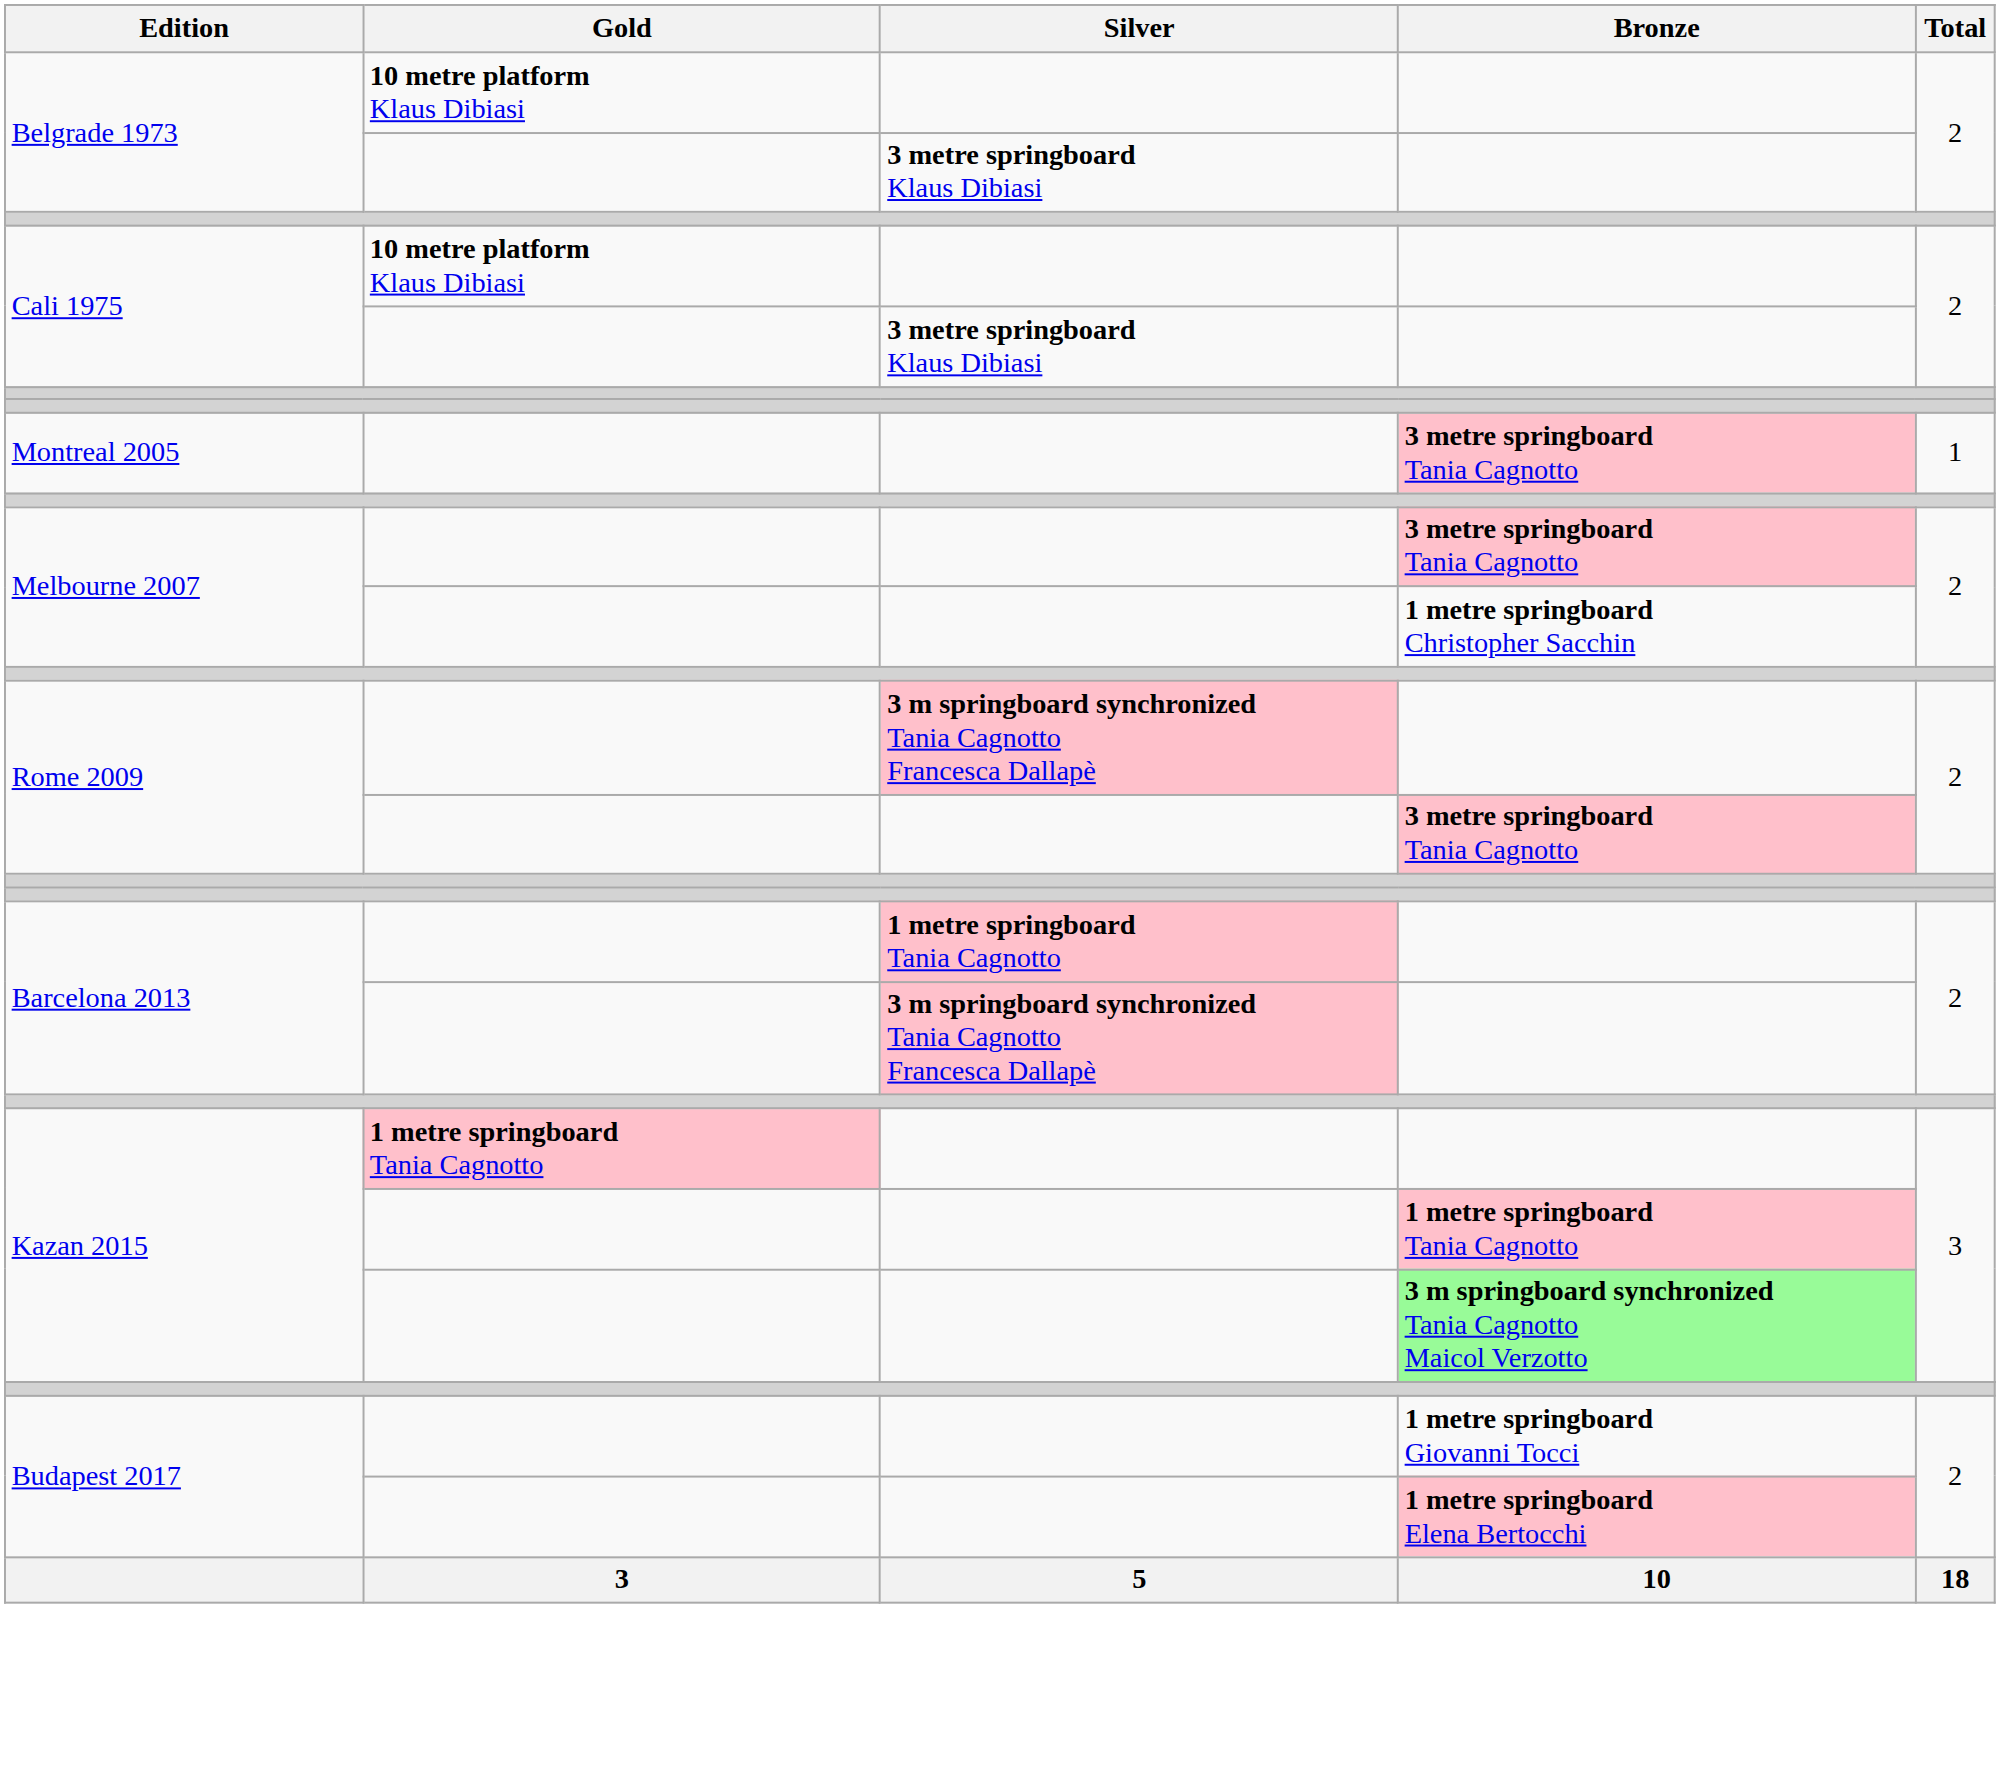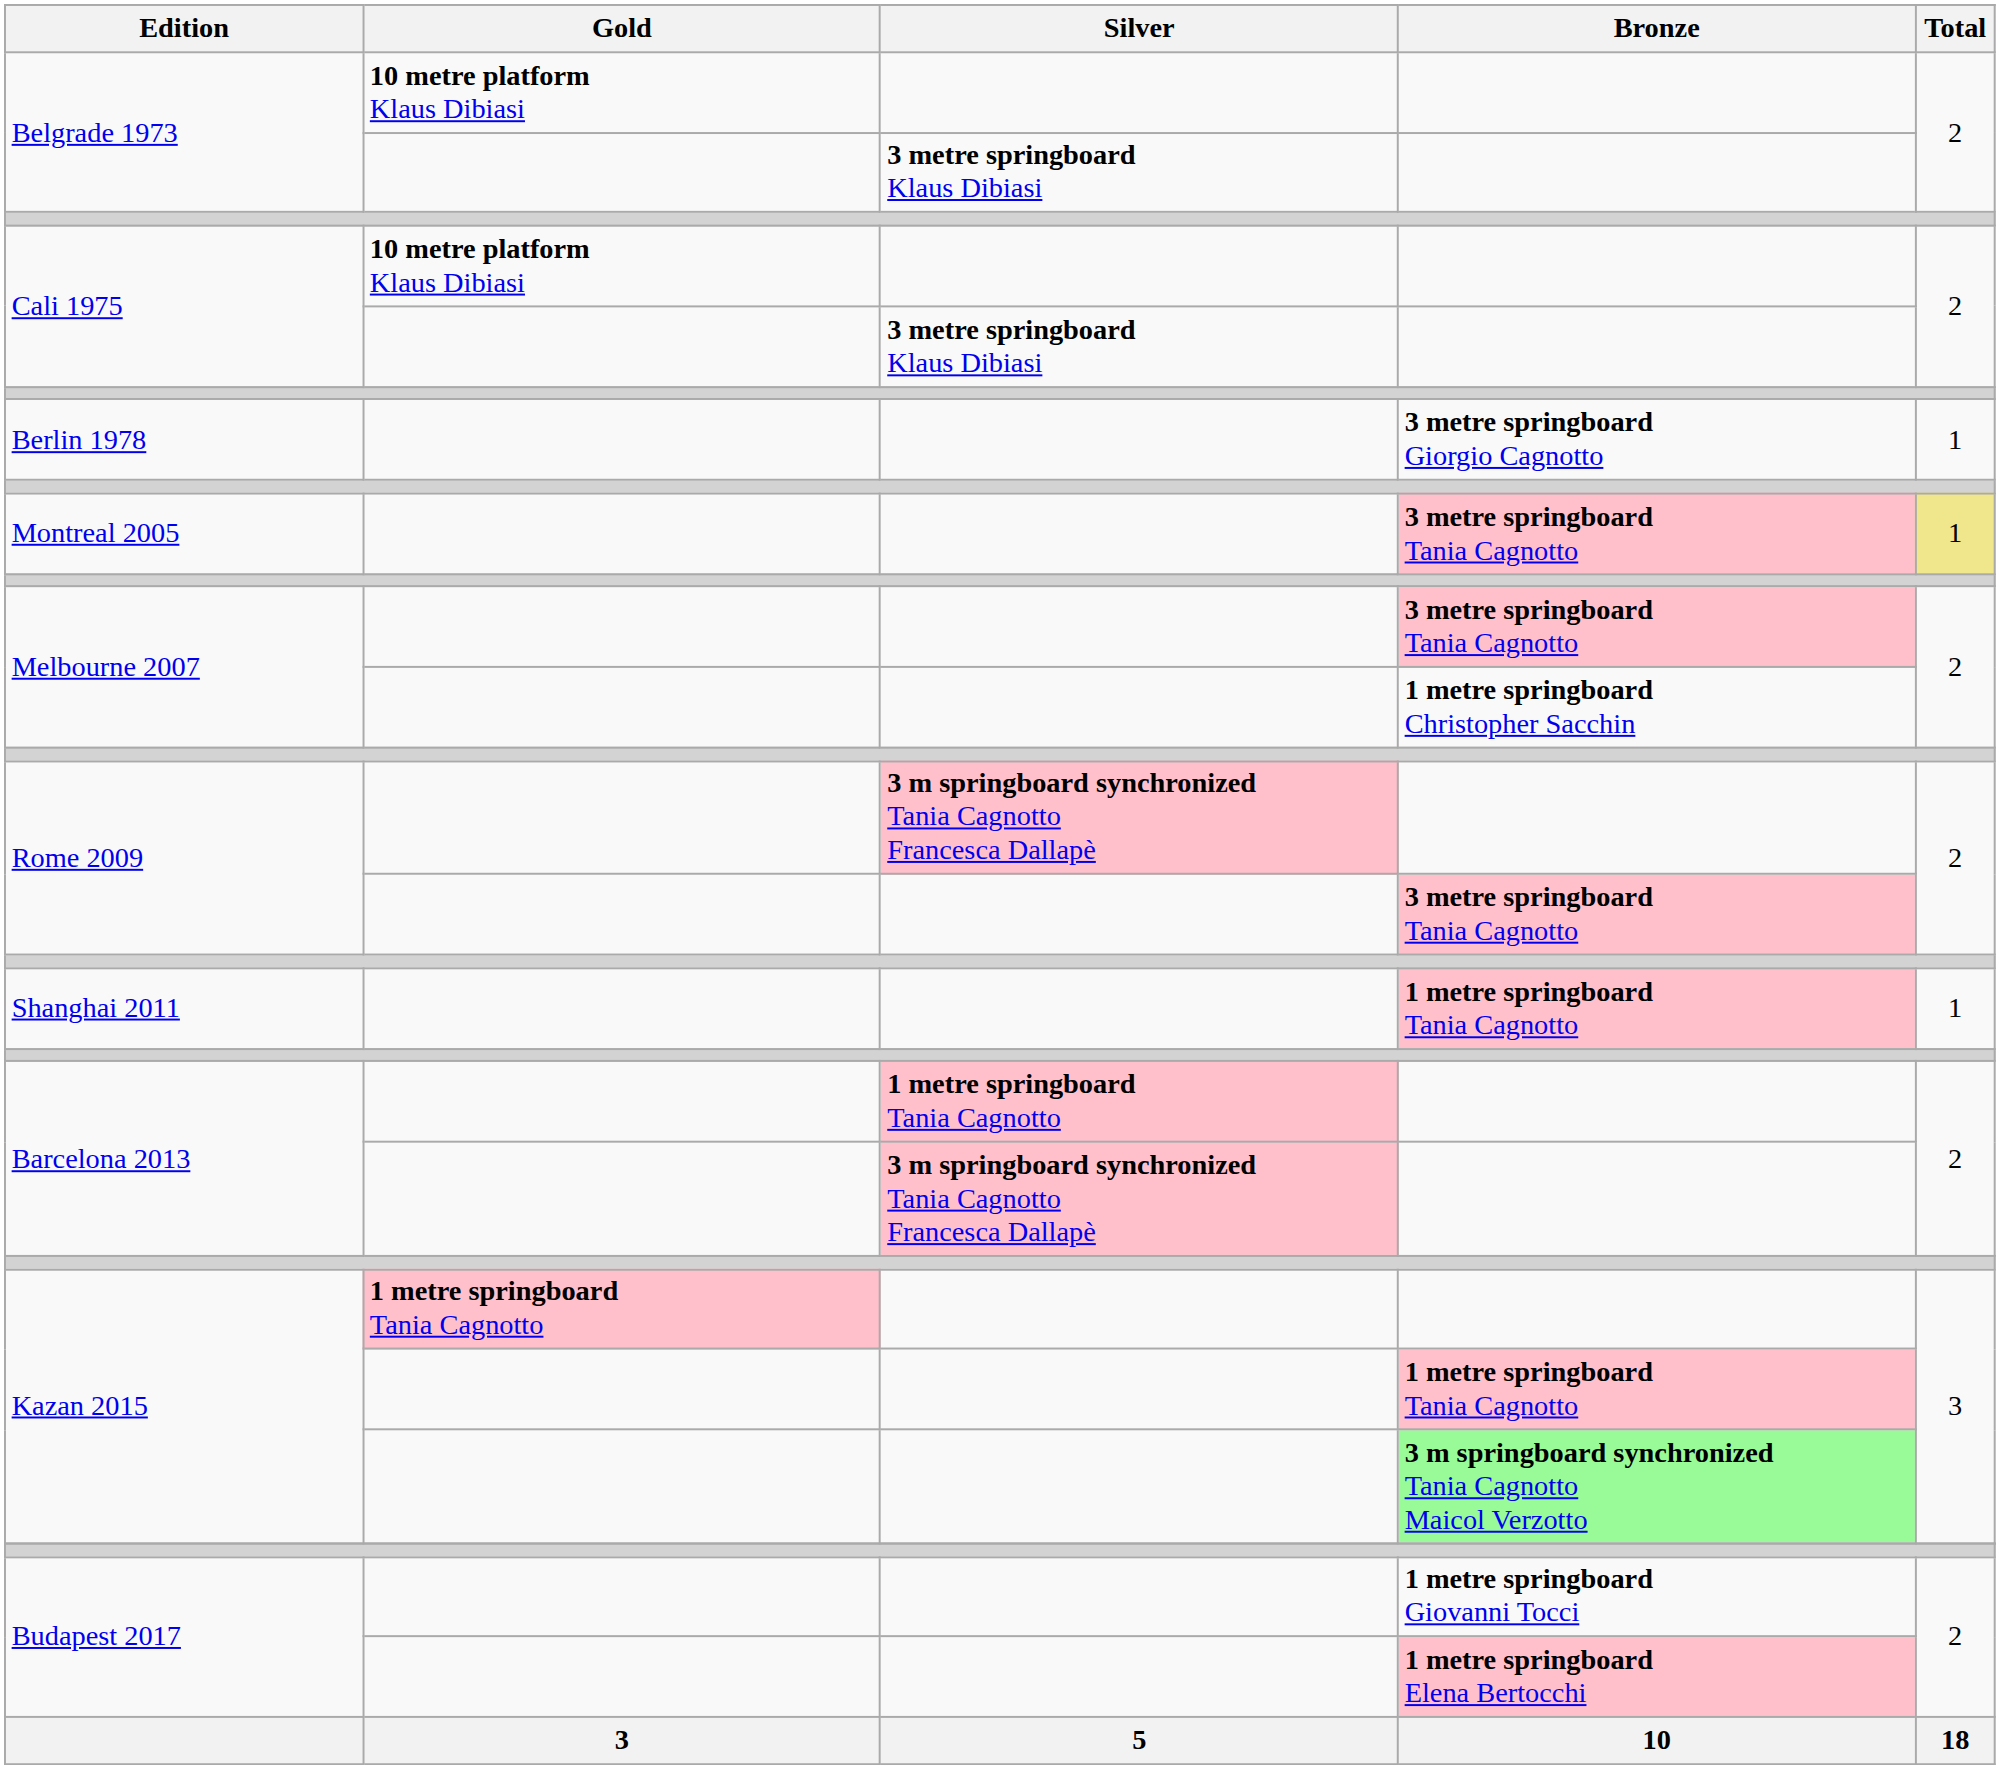+ row: (79, 439)
(1955, 452) no background -> (1955, 533) khaki background
+ row: (96, 1007)
